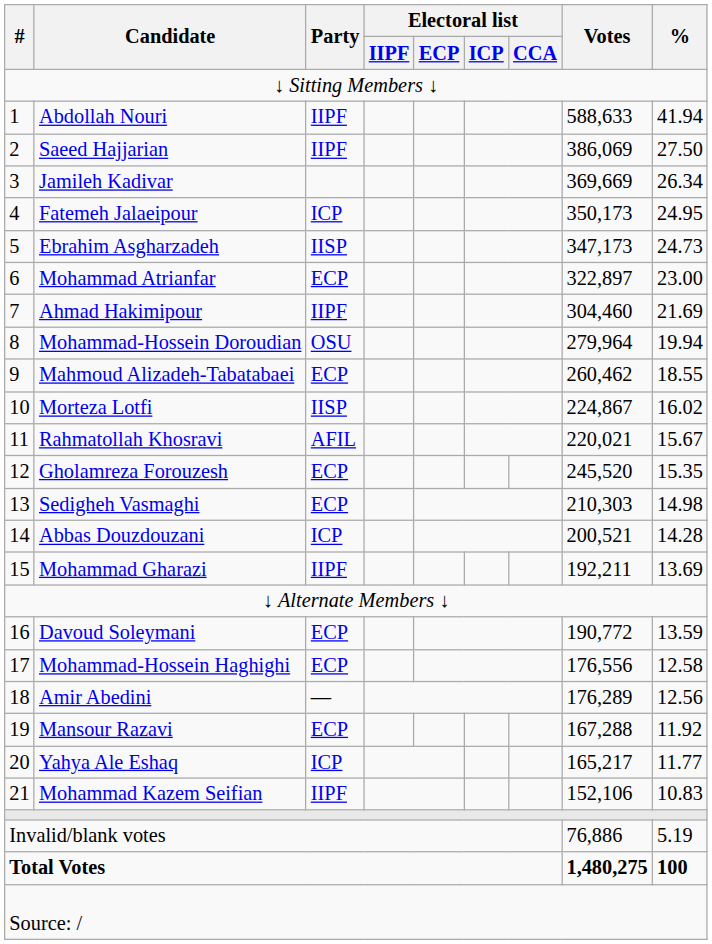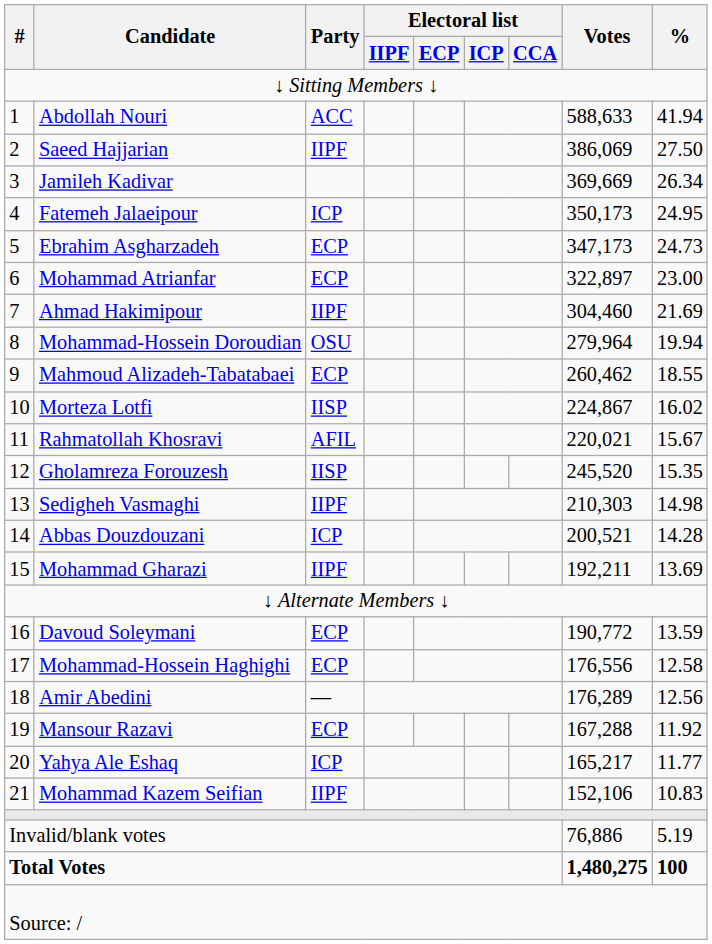(329, 117) IIPF -> (332, 117) ACC
(329, 246) IISP -> (329, 246) ECP
(329, 471) ECP -> (329, 471) IISP
(329, 504) ECP -> (329, 504) IIPF
